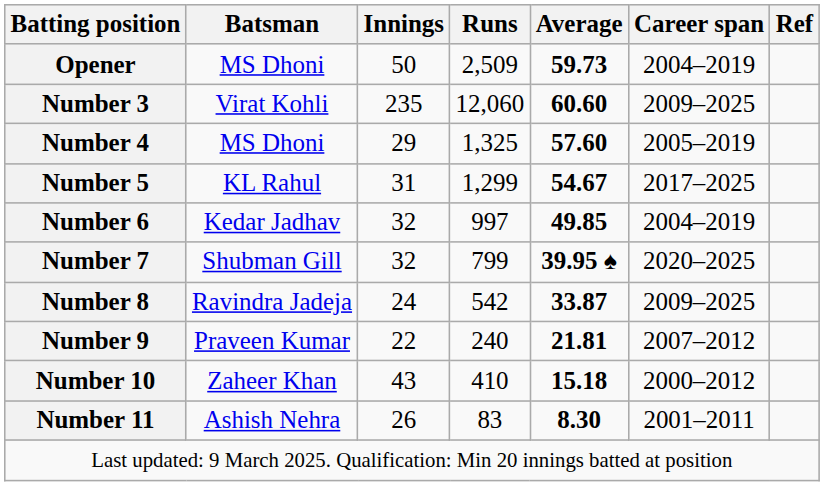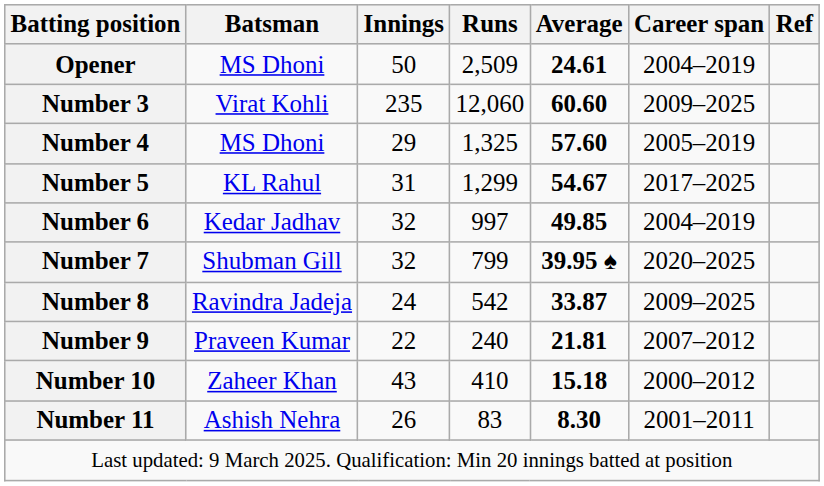(579, 63) 59.73 -> (579, 63) 24.61
